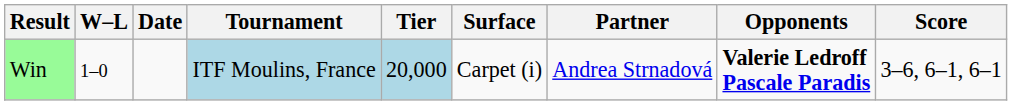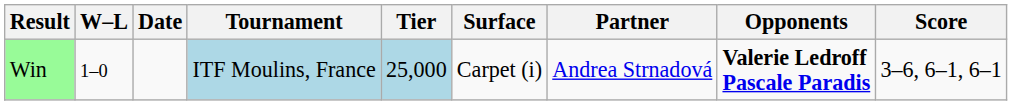(416, 69) 20,000 -> (416, 69) 25,000
